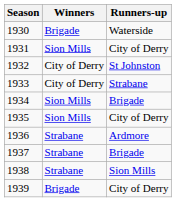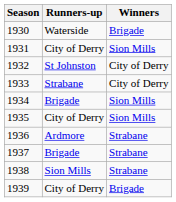columns swapped: (74, 13) <-> (139, 13)
